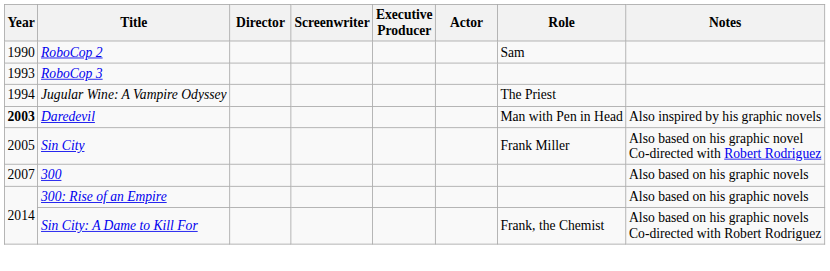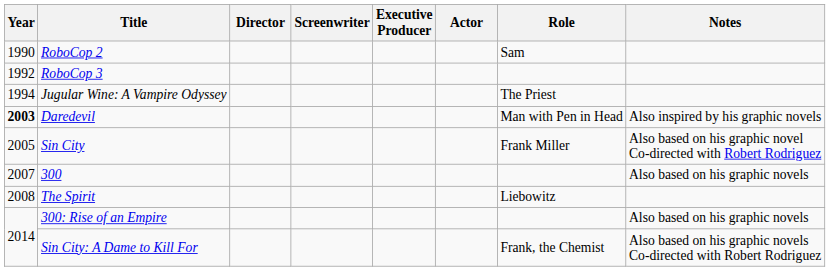(21, 73) 1993 -> (21, 73) 1992
+ row: (68, 196)
